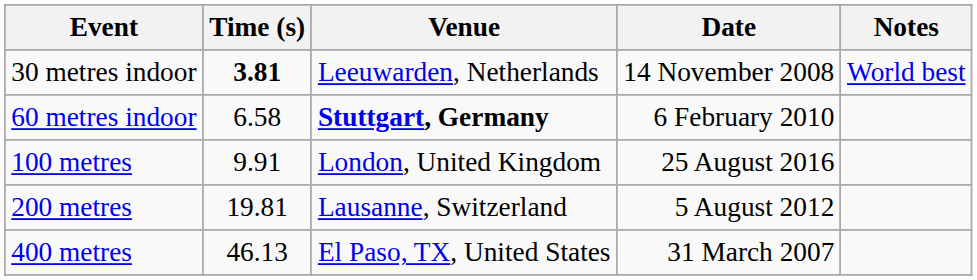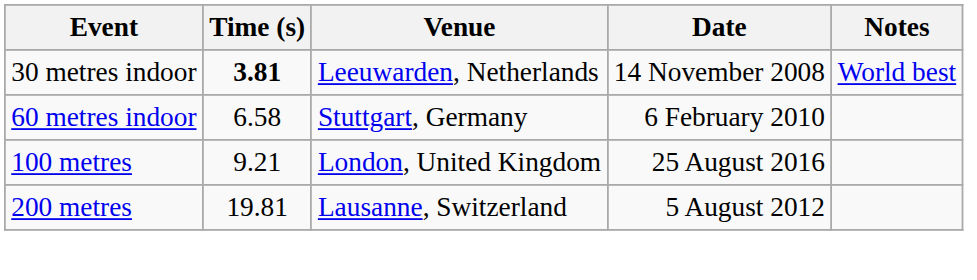(433, 117) bold -> (423, 117) normal
(257, 162) 9.91 -> (257, 162) 9.21
- row: (72, 252)
